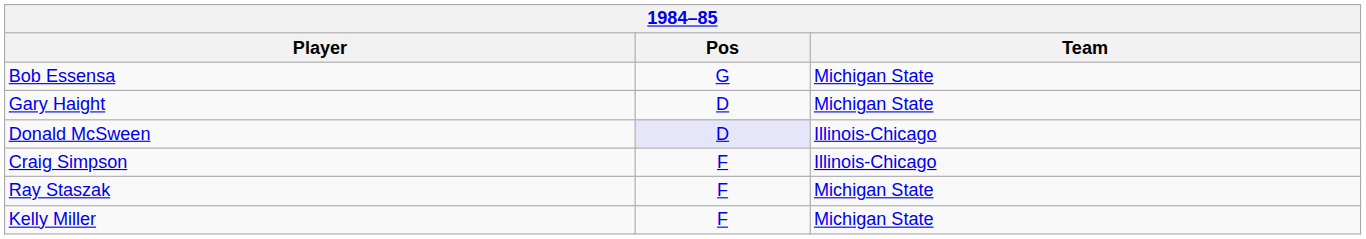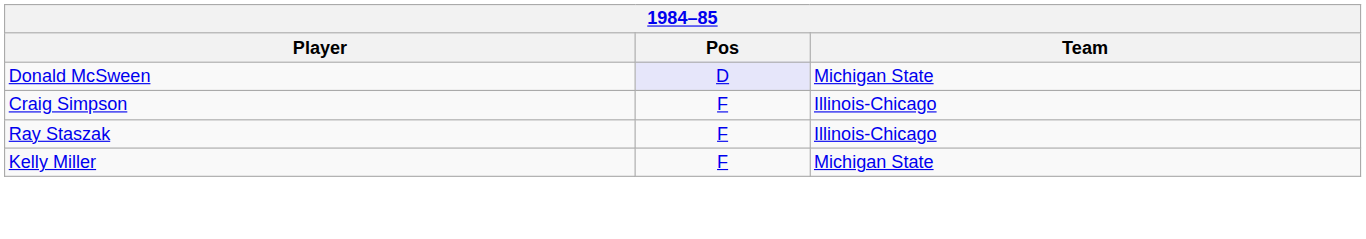- row: (62, 76)
- row: (57, 104)
(875, 133) Illinois-Chicago -> (874, 76) Michigan State
(874, 190) Michigan State -> (875, 133) Illinois-Chicago
